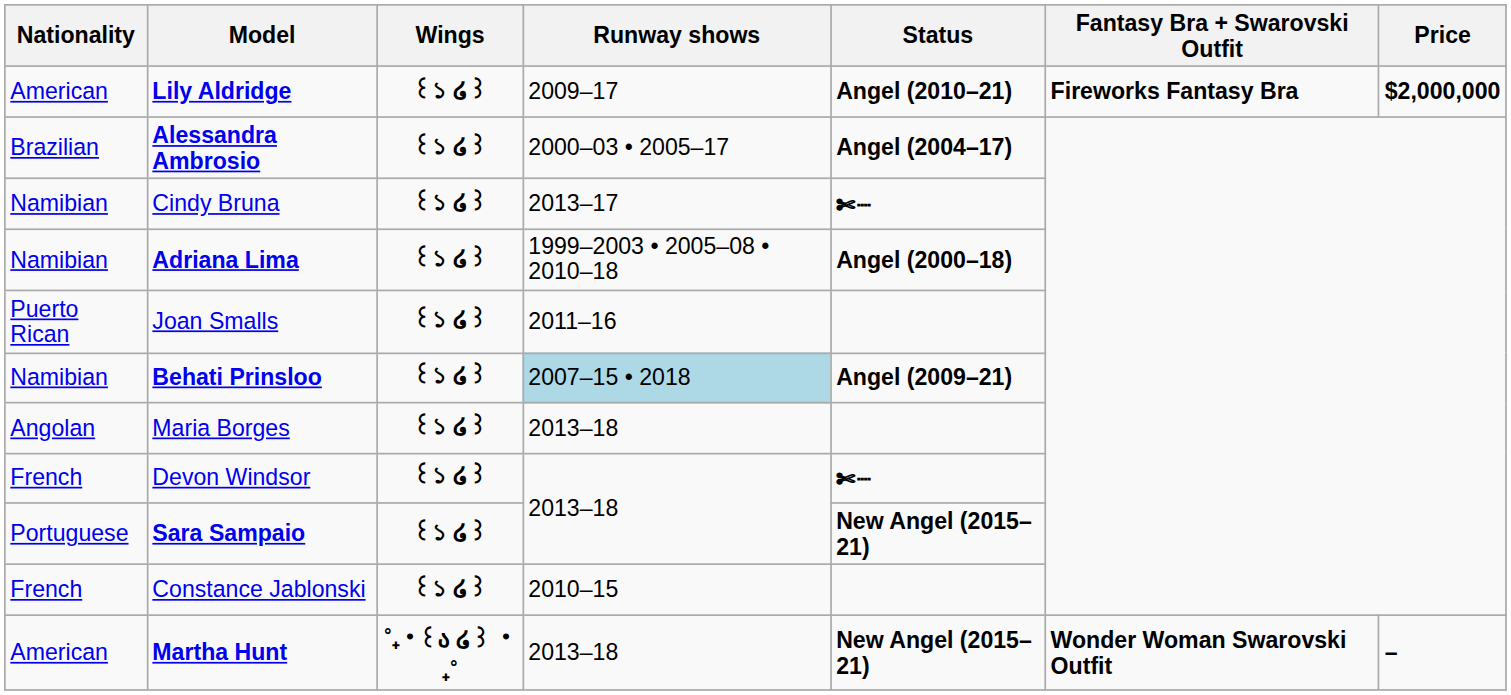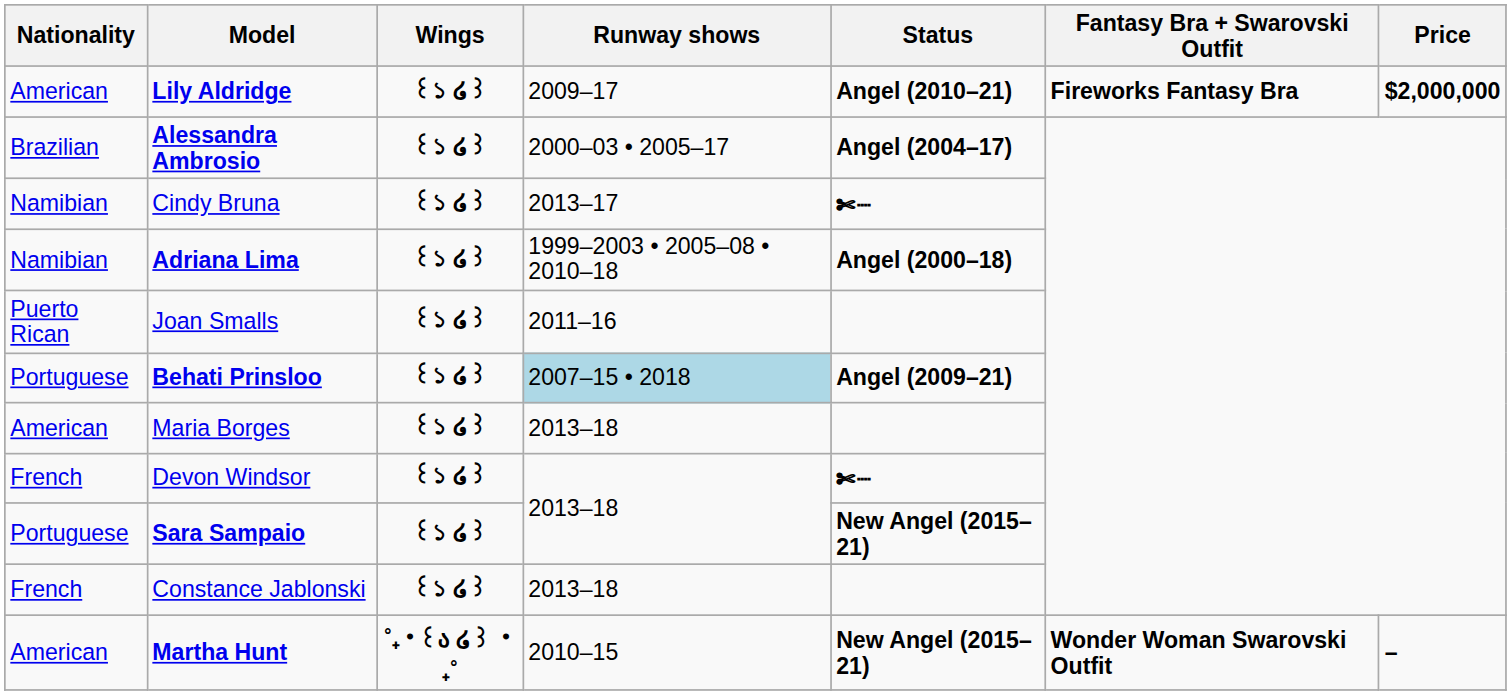(59, 377) Namibian -> (69, 377) Portuguese
(53, 427) Angolan -> (59, 427) American
(573, 589) 2010–15 -> (573, 589) 2013–18
(573, 652) 2013–18 -> (573, 652) 2010–15
